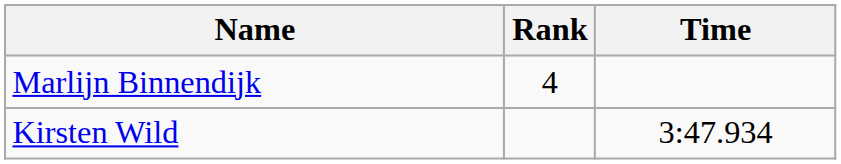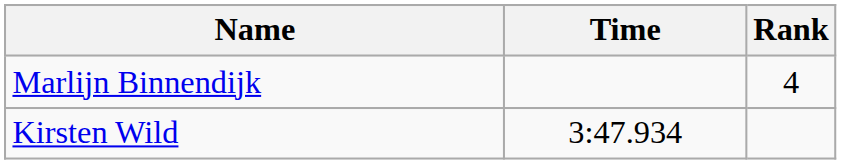columns swapped: (716, 30) <-> (550, 30)
